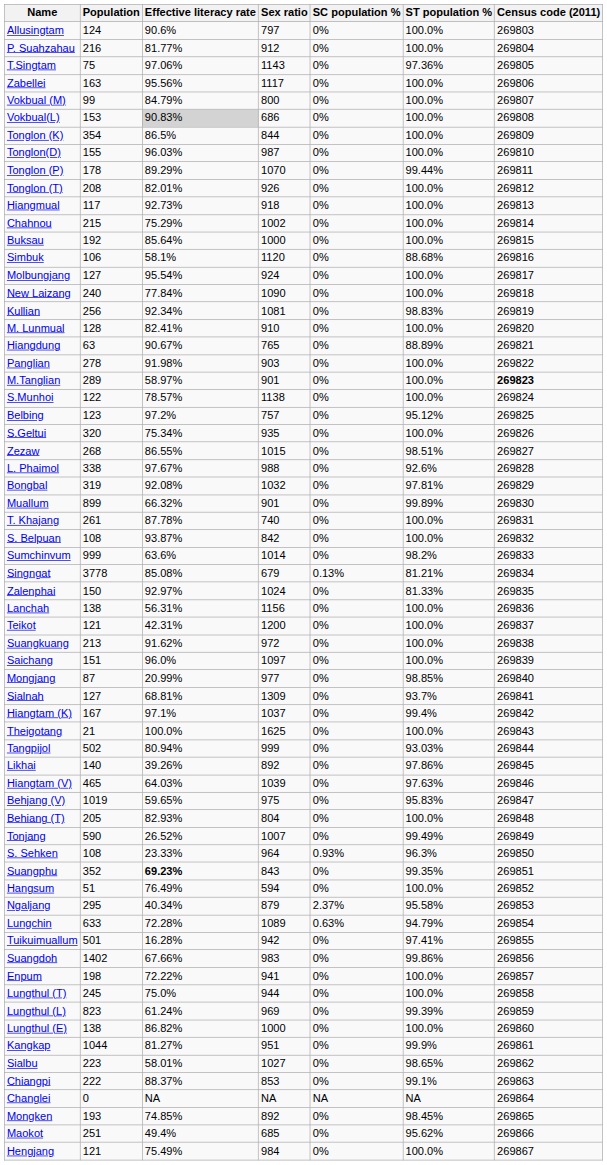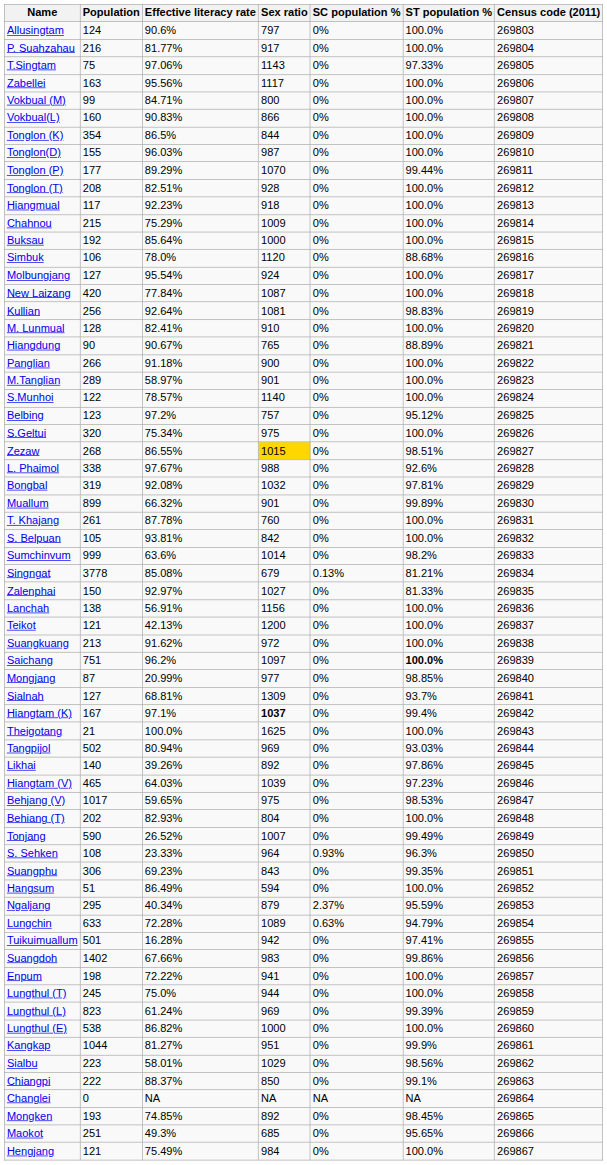(270, 48) 912 -> (270, 48) 917
(424, 65) 97.36% -> (424, 65) 97.33%
(164, 100) 84.79% -> (164, 100) 84.71%
(92, 118) 153 -> (92, 118) 160
(164, 118) lightgrey background -> (164, 118) no background
(270, 118) 686 -> (270, 118) 866
(92, 170) 178 -> (92, 170) 177
(164, 188) 82.01% -> (164, 188) 82.51%
(270, 188) 926 -> (270, 188) 928
(164, 205) 92.73% -> (164, 205) 92.23%
(273, 223) 1002 -> (273, 223) 1009
(161, 258) 58.1% -> (161, 258) 78.0%
(92, 293) 240 -> (92, 293) 420
(273, 293) 1090 -> (273, 293) 1087
(164, 310) 92.34% -> (164, 310) 92.64%
(89, 345) 63 -> (89, 345) 90
(92, 363) 278 -> (92, 363) 266
(164, 363) 91.98% -> (164, 363) 91.18%
(270, 363) 903 -> (270, 363) 900
(516, 380) bold -> (516, 380) normal
(273, 398) 1138 -> (273, 398) 1140
(270, 433) 935 -> (270, 433) 975
(273, 450) no background -> (273, 450) gold background
(270, 521) 740 -> (270, 521) 760
(92, 538) 108 -> (92, 538) 105
(164, 538) 93.87% -> (164, 538) 93.81%
(273, 591) 1024 -> (273, 591) 1027
(164, 608) 56.31% -> (164, 608) 56.91%
(164, 626) 42.31% -> (164, 626) 42.13%
(92, 661) 151 -> (92, 661) 751
(161, 661) 96.0% -> (161, 661) 96.2%
(424, 661) normal -> (424, 661) bold
(273, 713) normal -> (273, 713) bold
(270, 748) 999 -> (270, 748) 969
(424, 783) 97.63% -> (424, 783) 97.23%
(95, 801) 1019 -> (95, 801) 1017
(424, 801) 95.83% -> (424, 801) 98.53%
(92, 818) 205 -> (92, 818) 202
(92, 871) 352 -> (92, 871) 306
(164, 871) bold -> (164, 871) normal
(164, 888) 76.49% -> (164, 888) 86.49%
(424, 906) 95.58% -> (424, 906) 95.59%
(92, 1028) 138 -> (92, 1028) 538
(273, 1063) 1027 -> (273, 1063) 1029
(424, 1063) 98.65% -> (424, 1063) 98.56%
(270, 1081) 853 -> (270, 1081) 850
(161, 1133) 49.4% -> (161, 1133) 49.3%
(424, 1133) 95.62% -> (424, 1133) 95.65%
